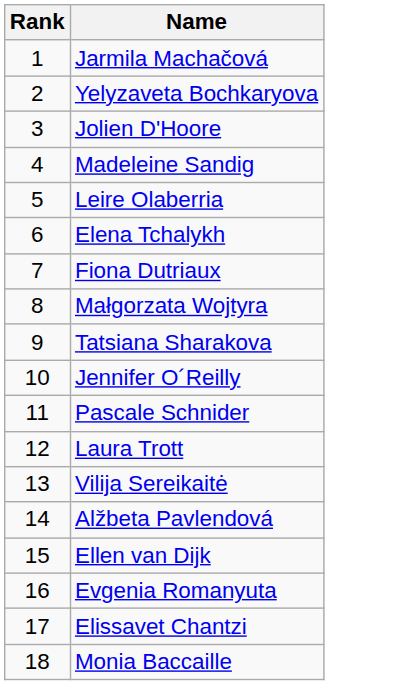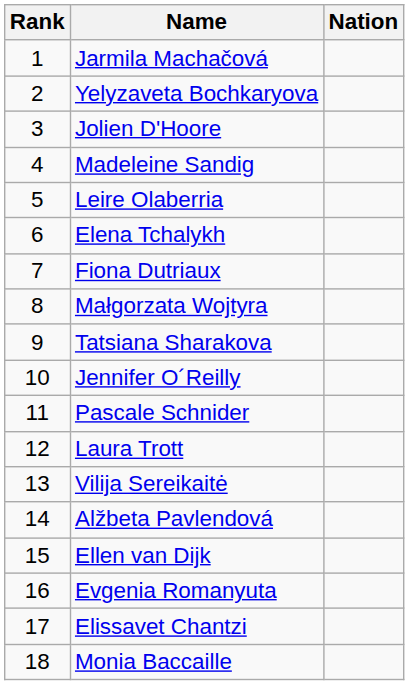+ column: (363, 22)
